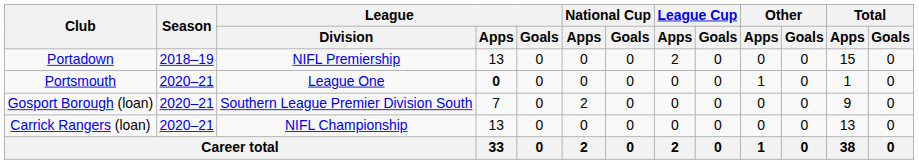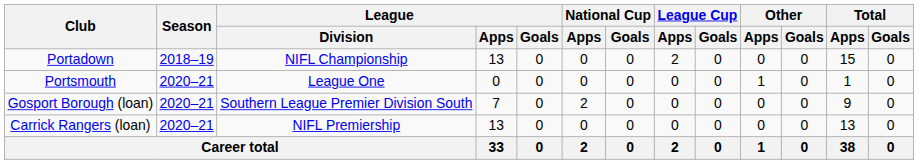(346, 59) NIFL Premiership -> (346, 59) NIFL Championship
(496, 81) bold -> (496, 81) normal
(346, 125) NIFL Championship -> (346, 125) NIFL Premiership
